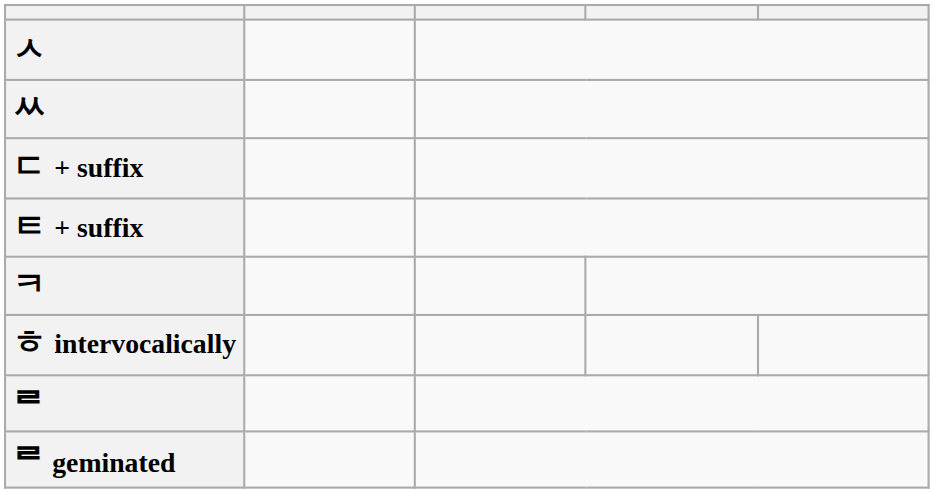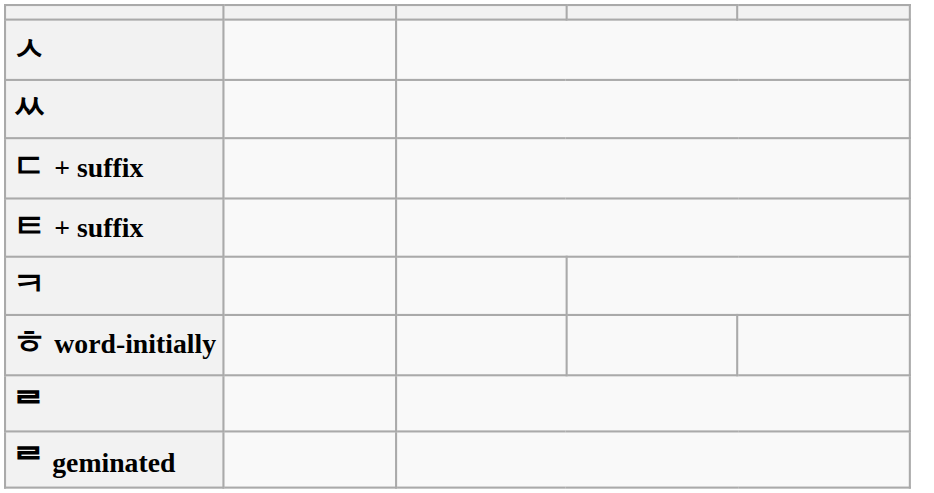+ row: (114, 343)
- row: (124, 343)
